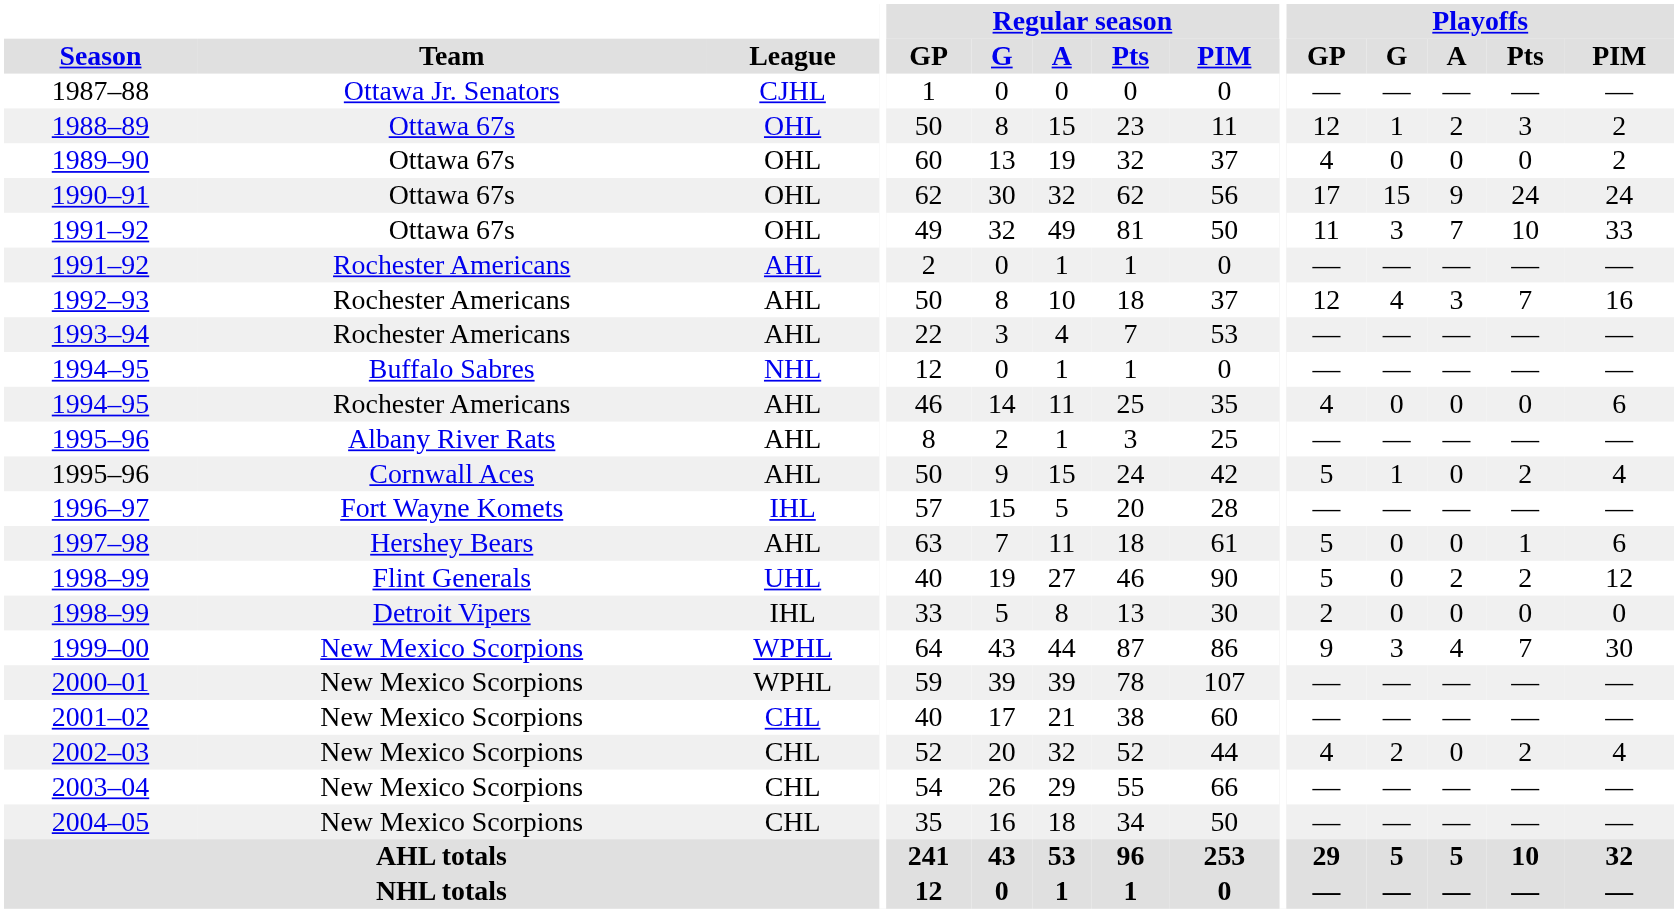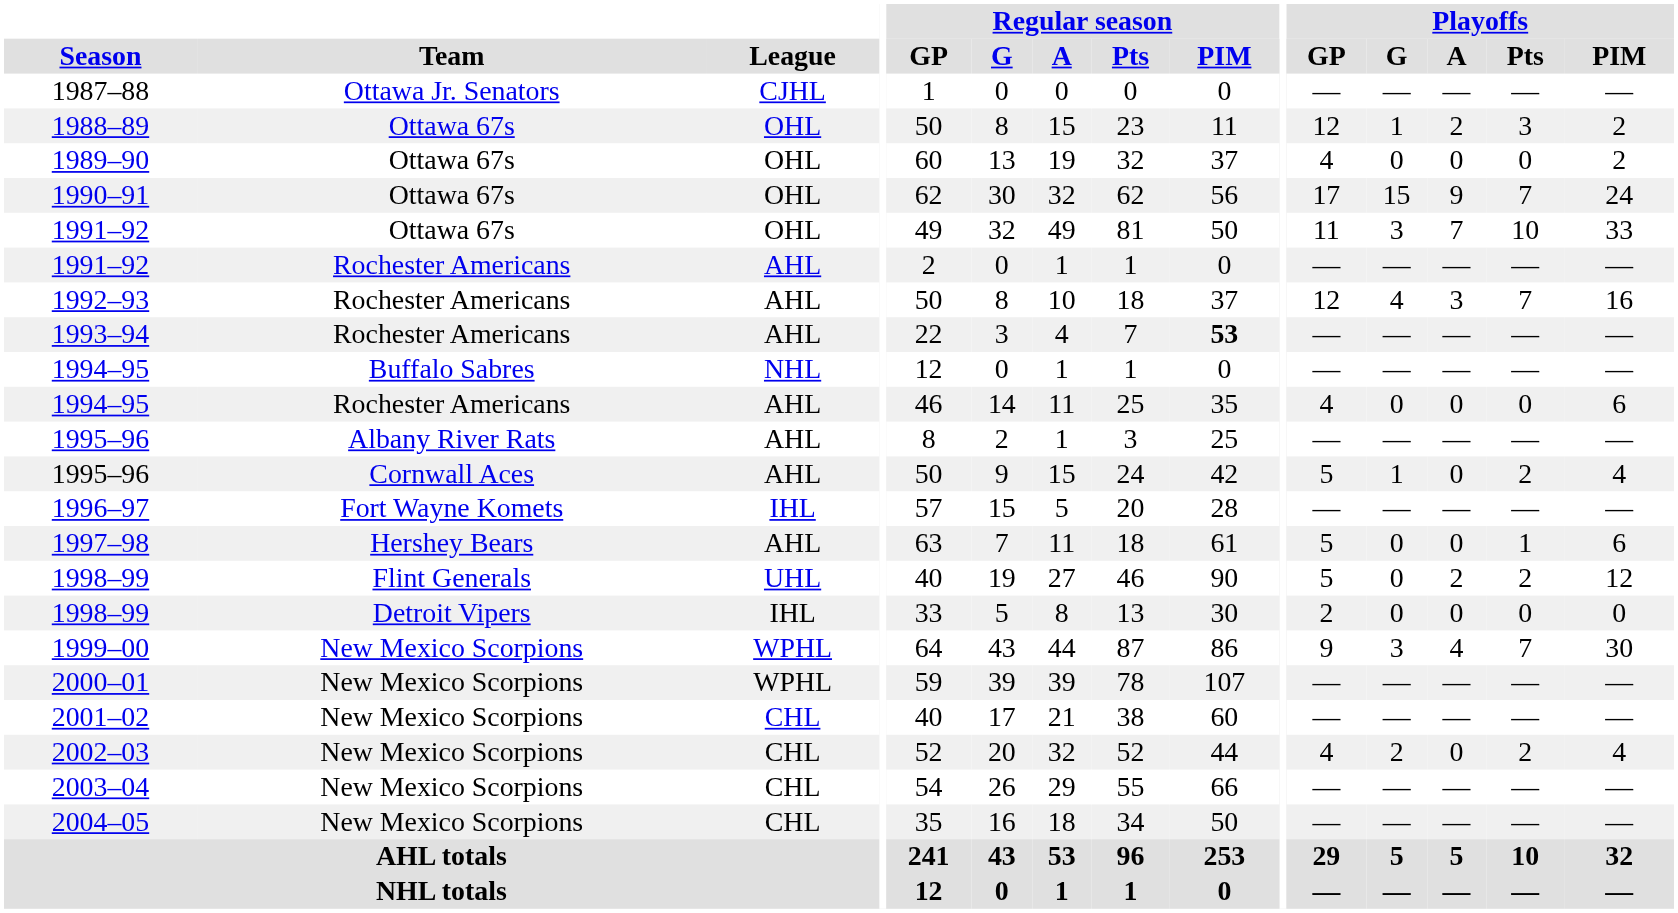(1525, 195) 24 -> (1525, 195) 7
(1224, 334) normal -> (1224, 334) bold
